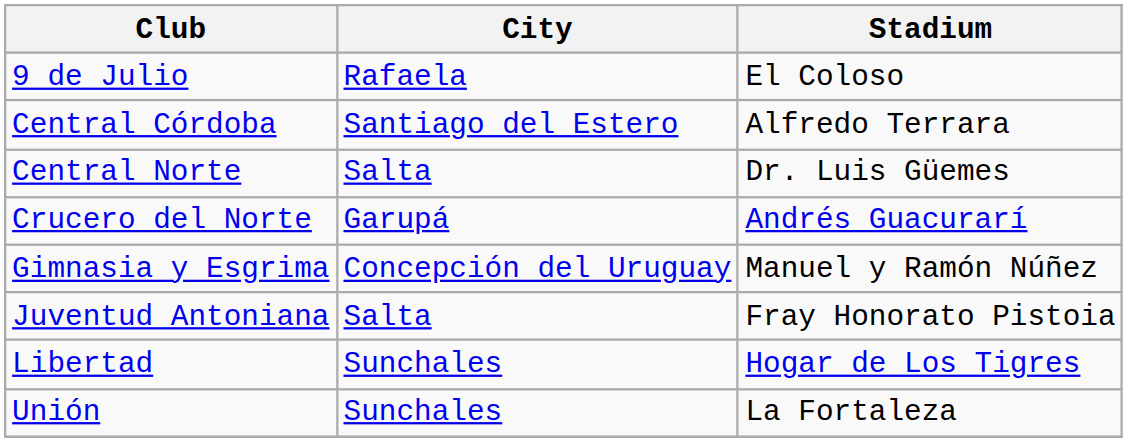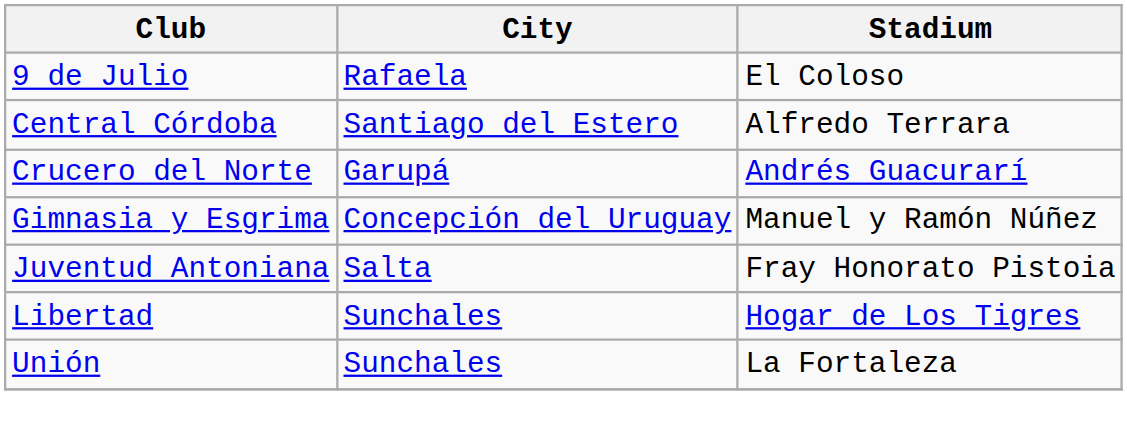- row: (127, 173)
